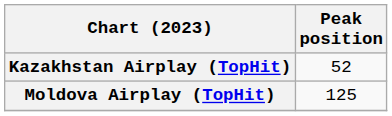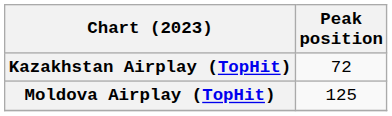(341, 67) 52 -> (341, 67) 72
